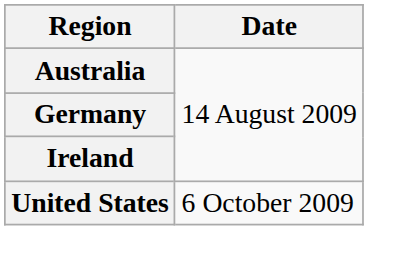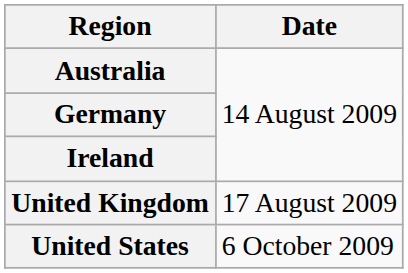+ row: (110, 202)
